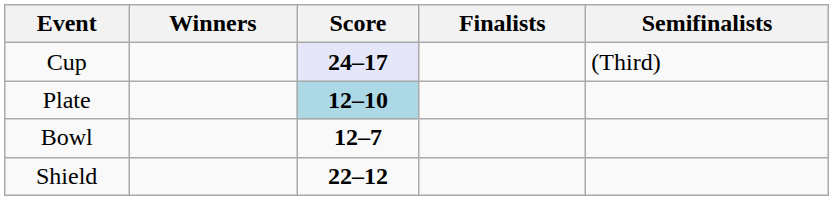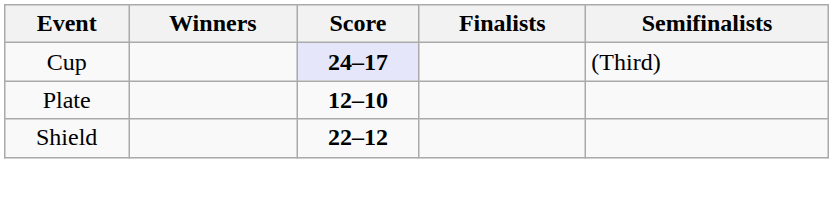(358, 99) lightblue background -> (358, 99) no background
- row: (67, 137)
